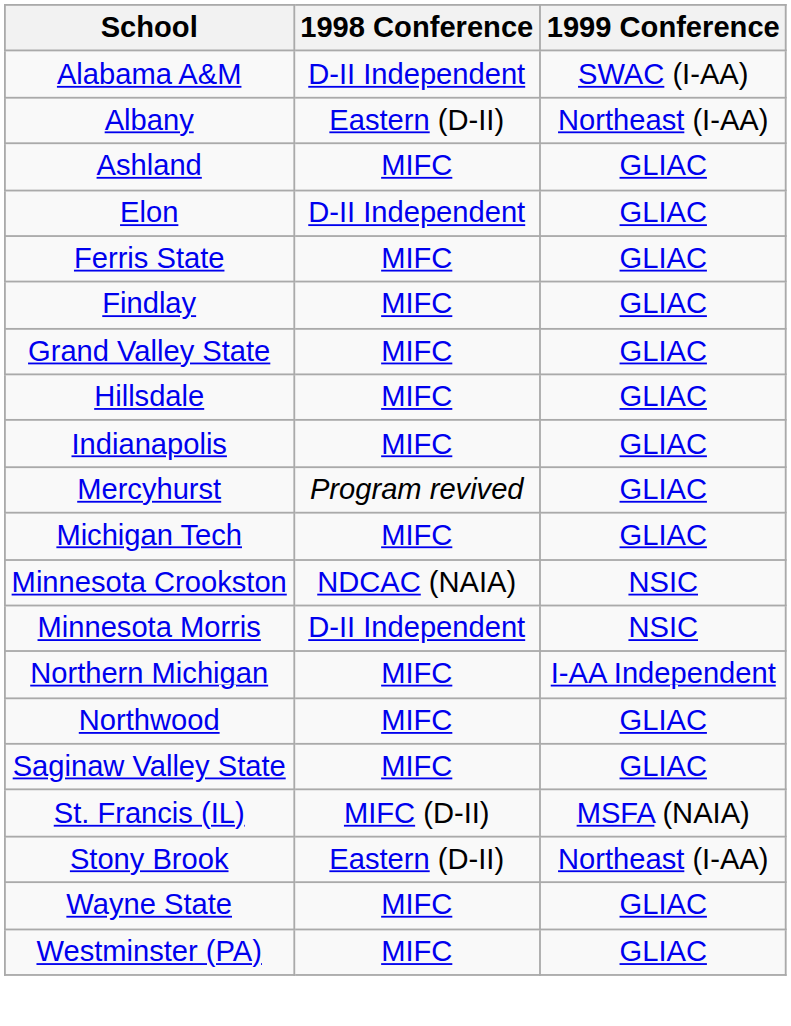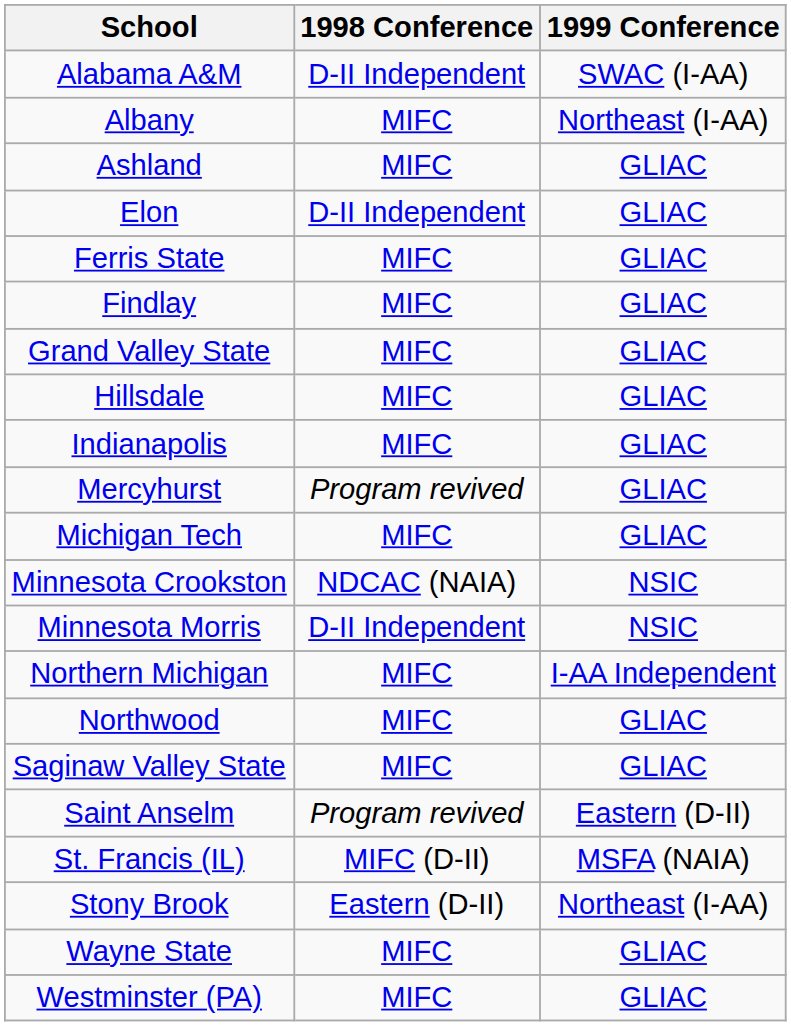(417, 119) Eastern (D-II) -> (417, 119) MIFC
+ row: (149, 812)
